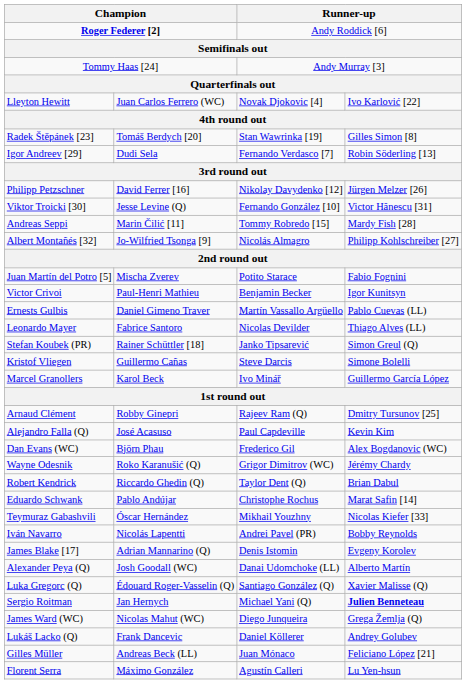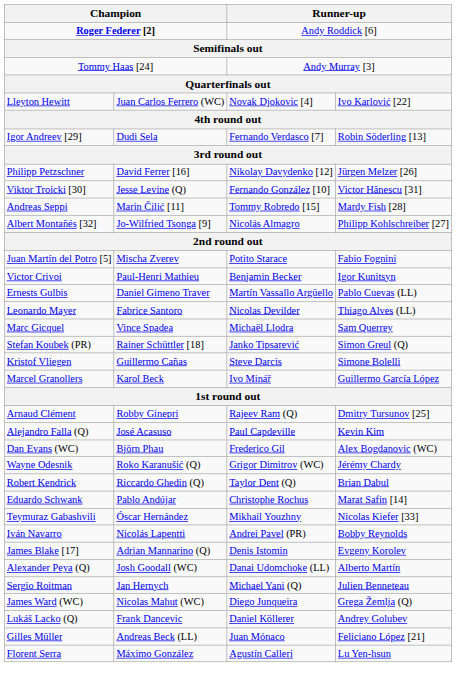- row: (50, 137)
+ row: (35, 327)
- row: (44, 585)
(386, 602) bold -> (373, 585) normal
